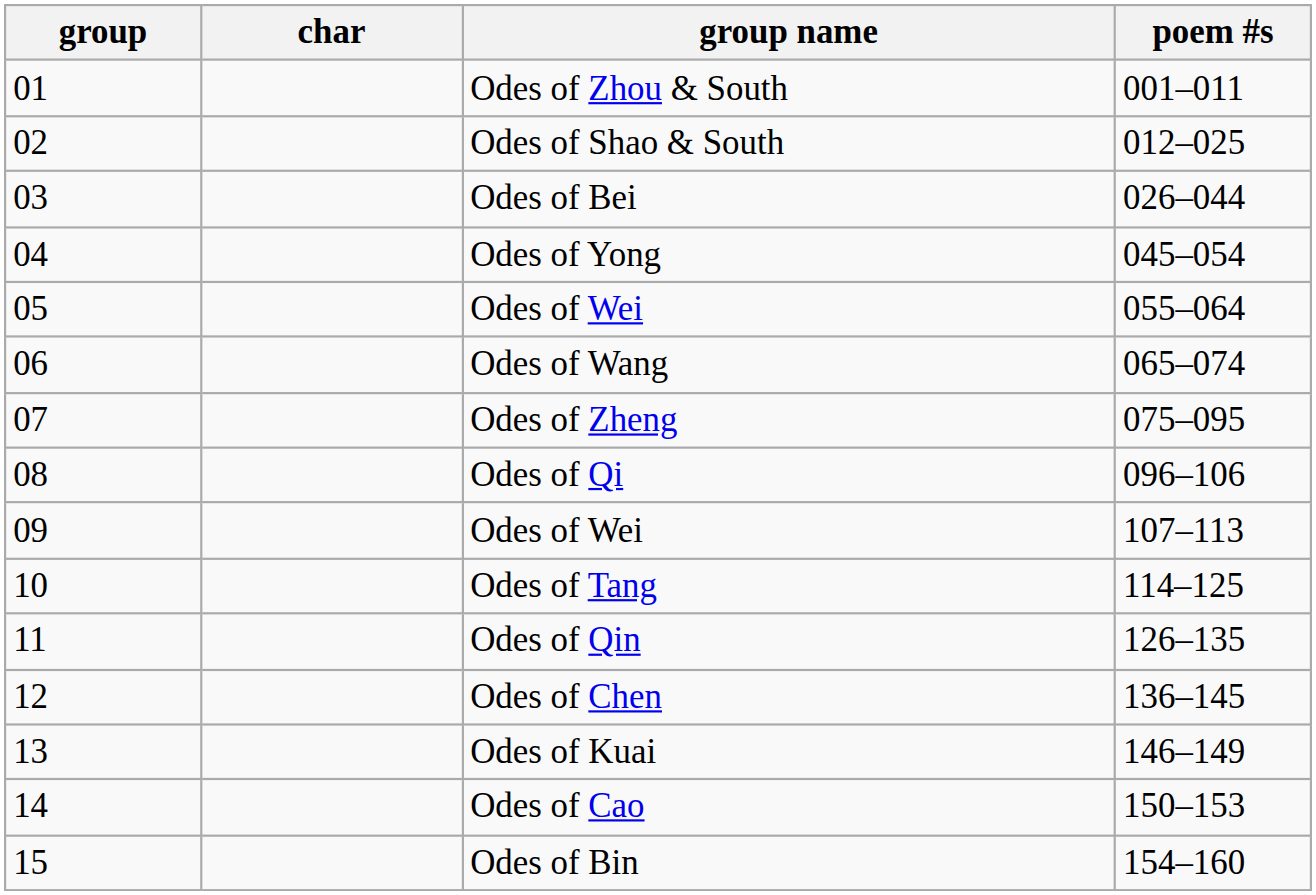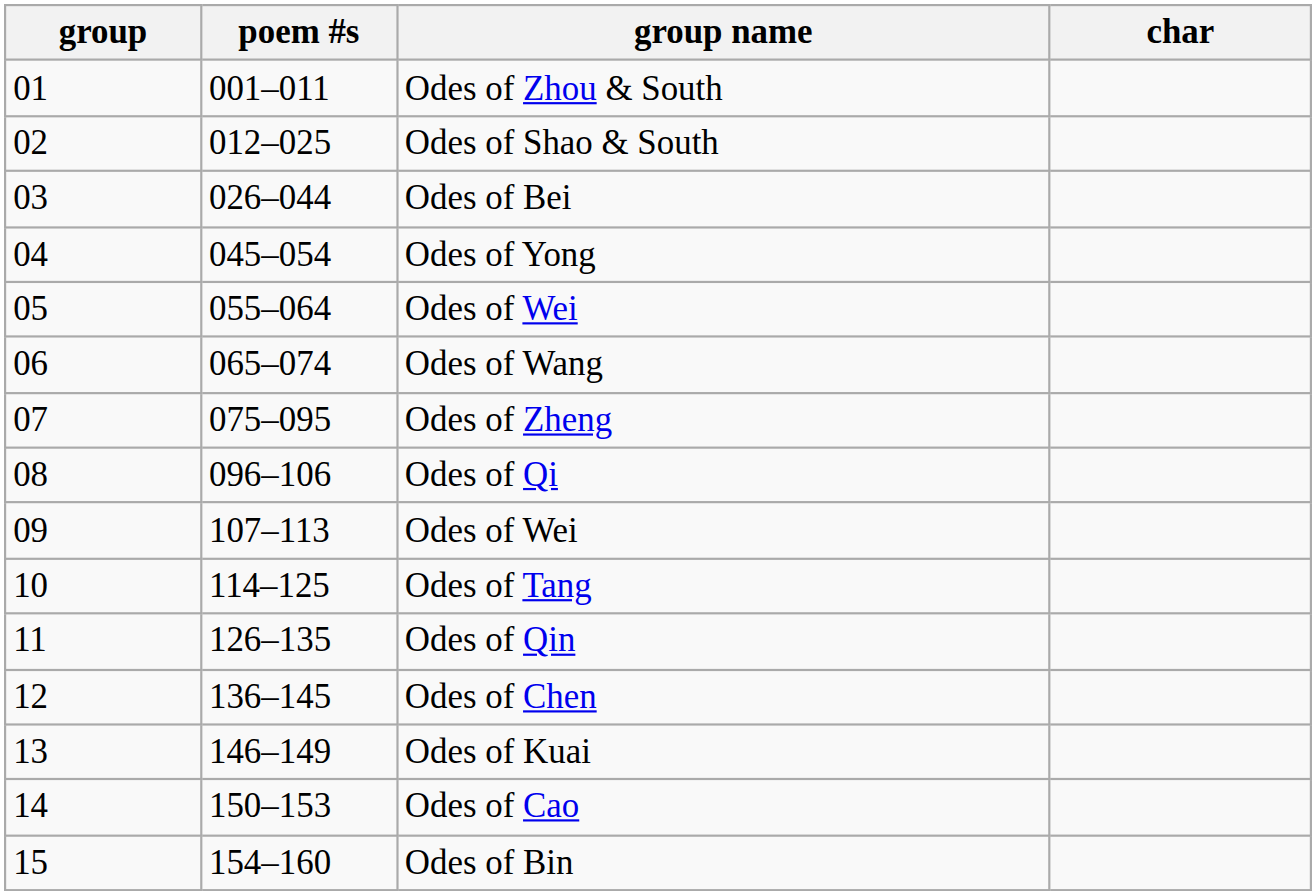columns swapped: (332, 32) <-> (1213, 32)
